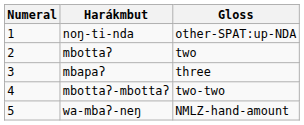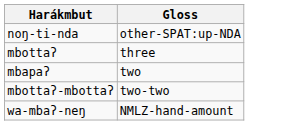- column: (32, 14)
(186, 53) two -> (138, 53) three
(193, 72) three -> (130, 72) two
